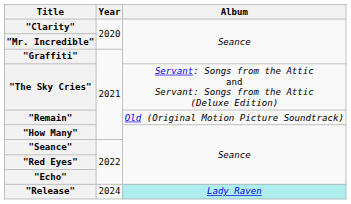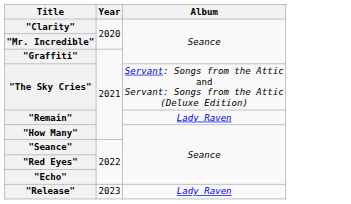(234, 117) Old (Original Motion Picture Soundtrack) -> (204, 117) Lady Raven
(109, 192) 2024 -> (109, 192) 2023
(234, 192) paleturquoise background -> (204, 192) no background
